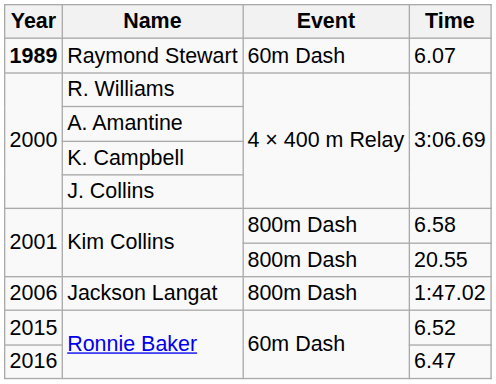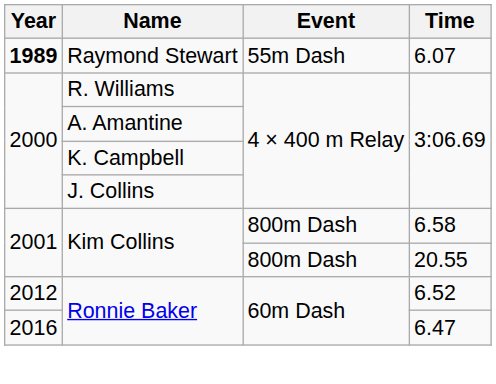(296, 55) 60m Dash -> (296, 55) 55m Dash
- row: (142, 293)
(33, 327) 2015 -> (33, 293) 2012
